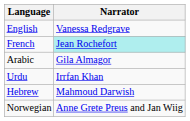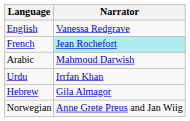(84, 60) Gila Almagor -> (95, 60) Mahmoud Darwish
(95, 92) Mahmoud Darwish -> (84, 92) Gila Almagor
